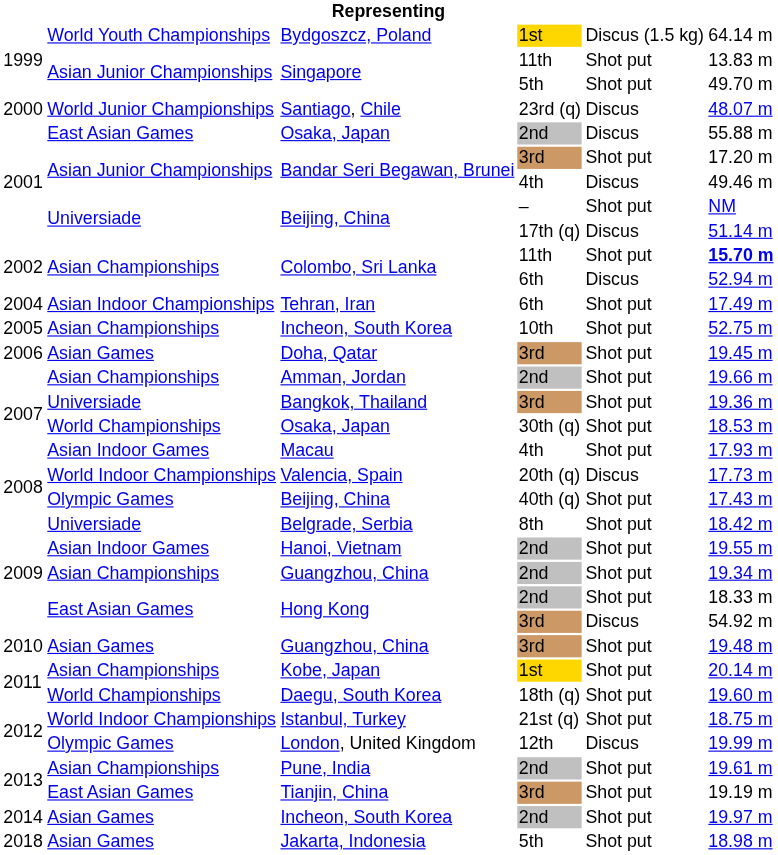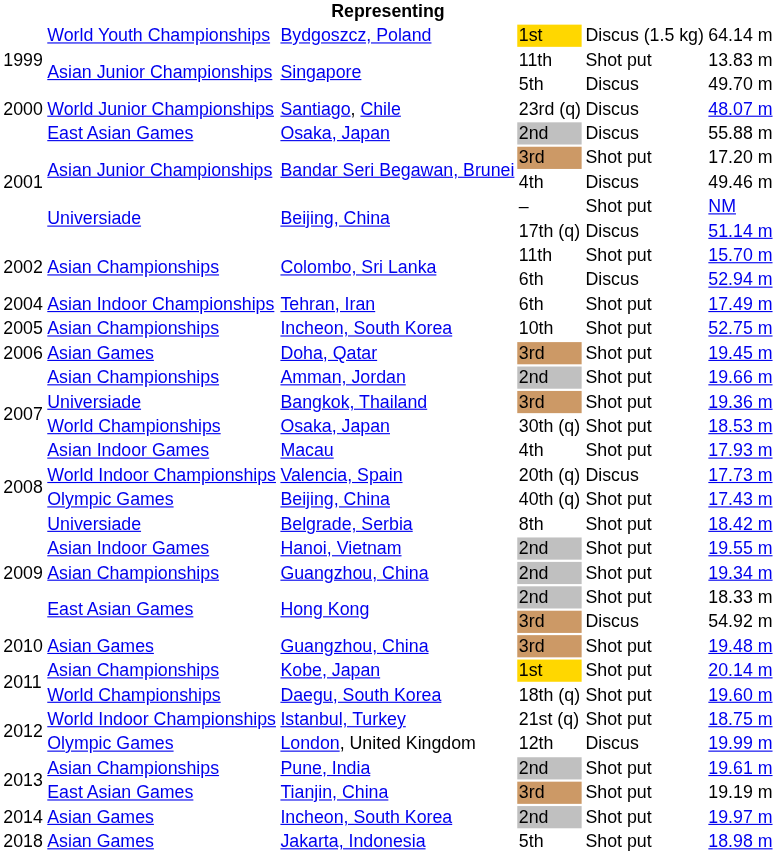(619, 84) Shot put -> (612, 84) Discus
(741, 255) bold -> (740, 255) normal
